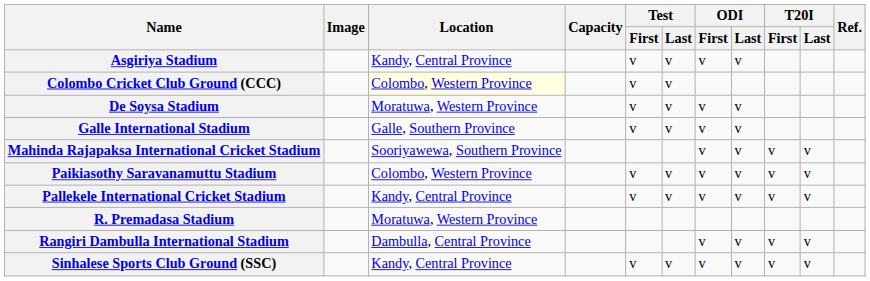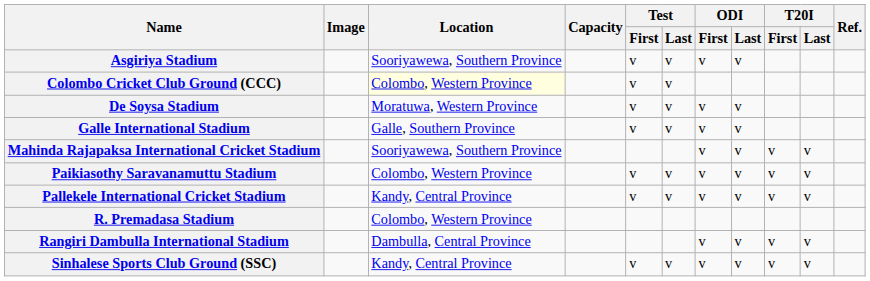(441, 60) Kandy, Central Province -> (466, 60) Sooriyawewa, Southern Province
(454, 219) Moratuwa, Western Province -> (452, 219) Colombo, Western Province
